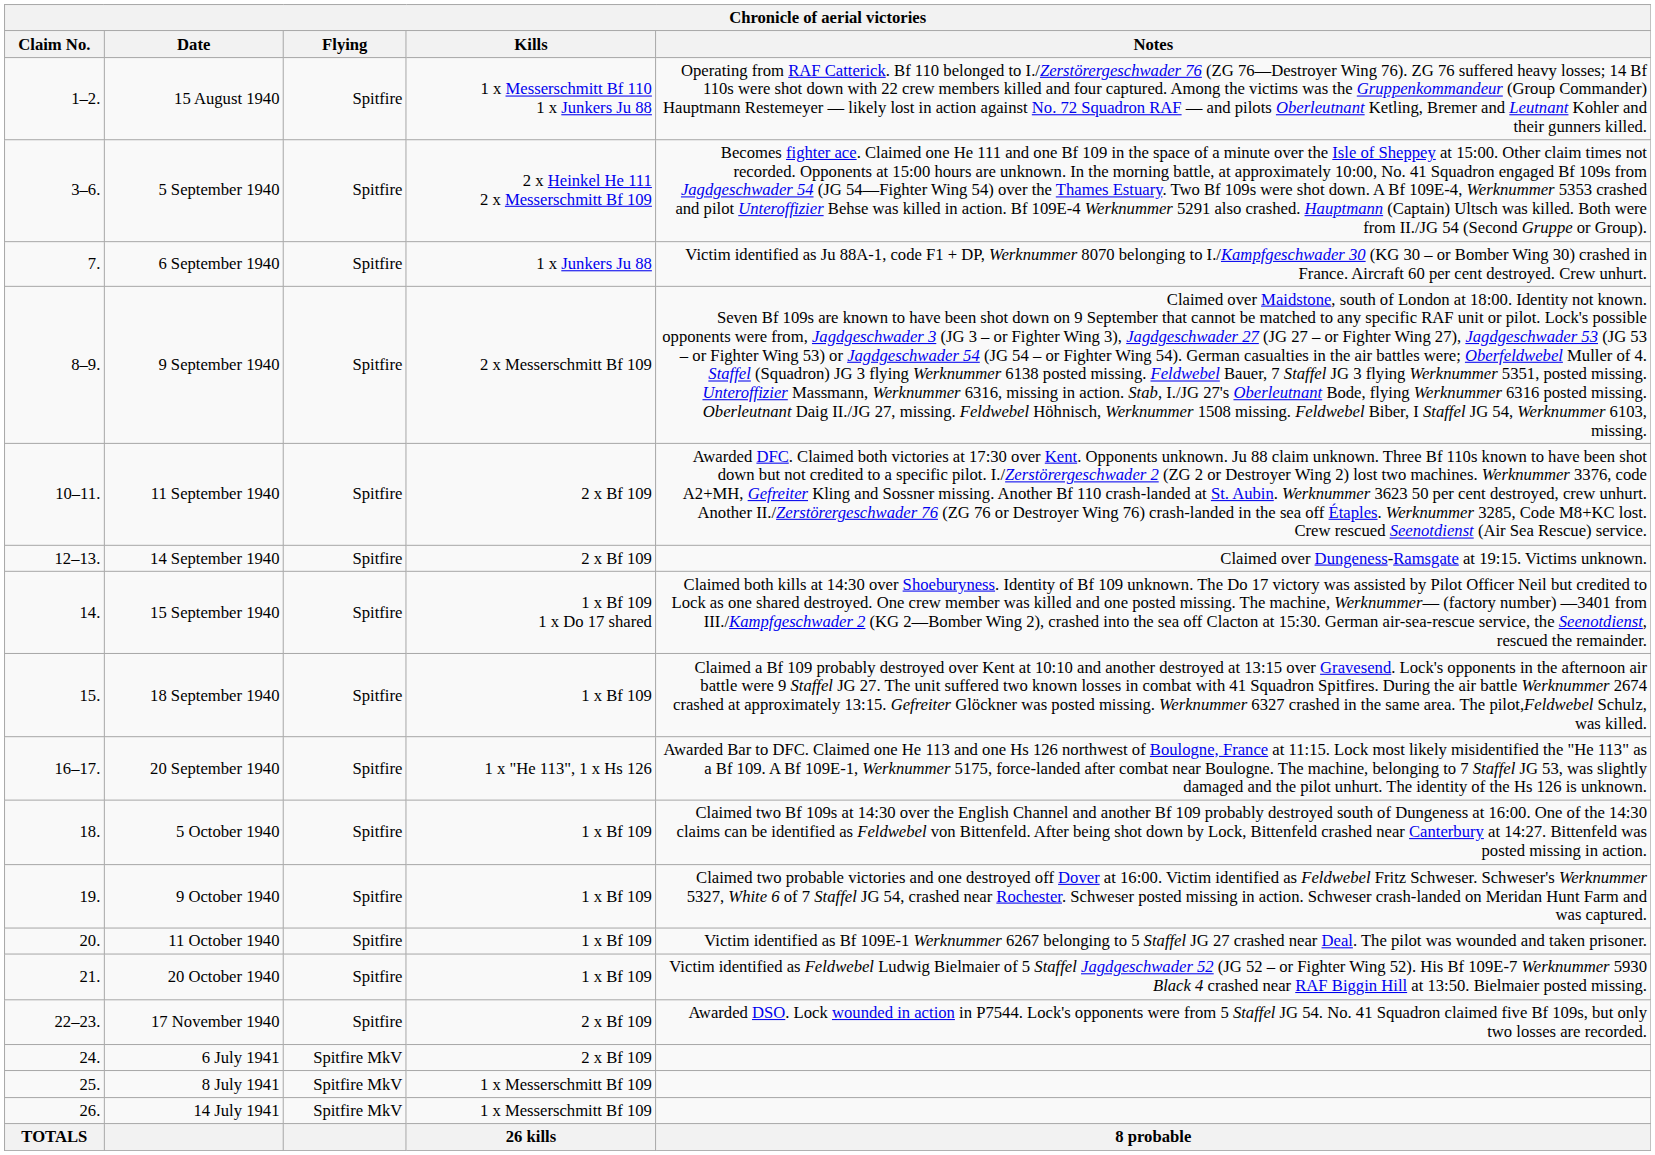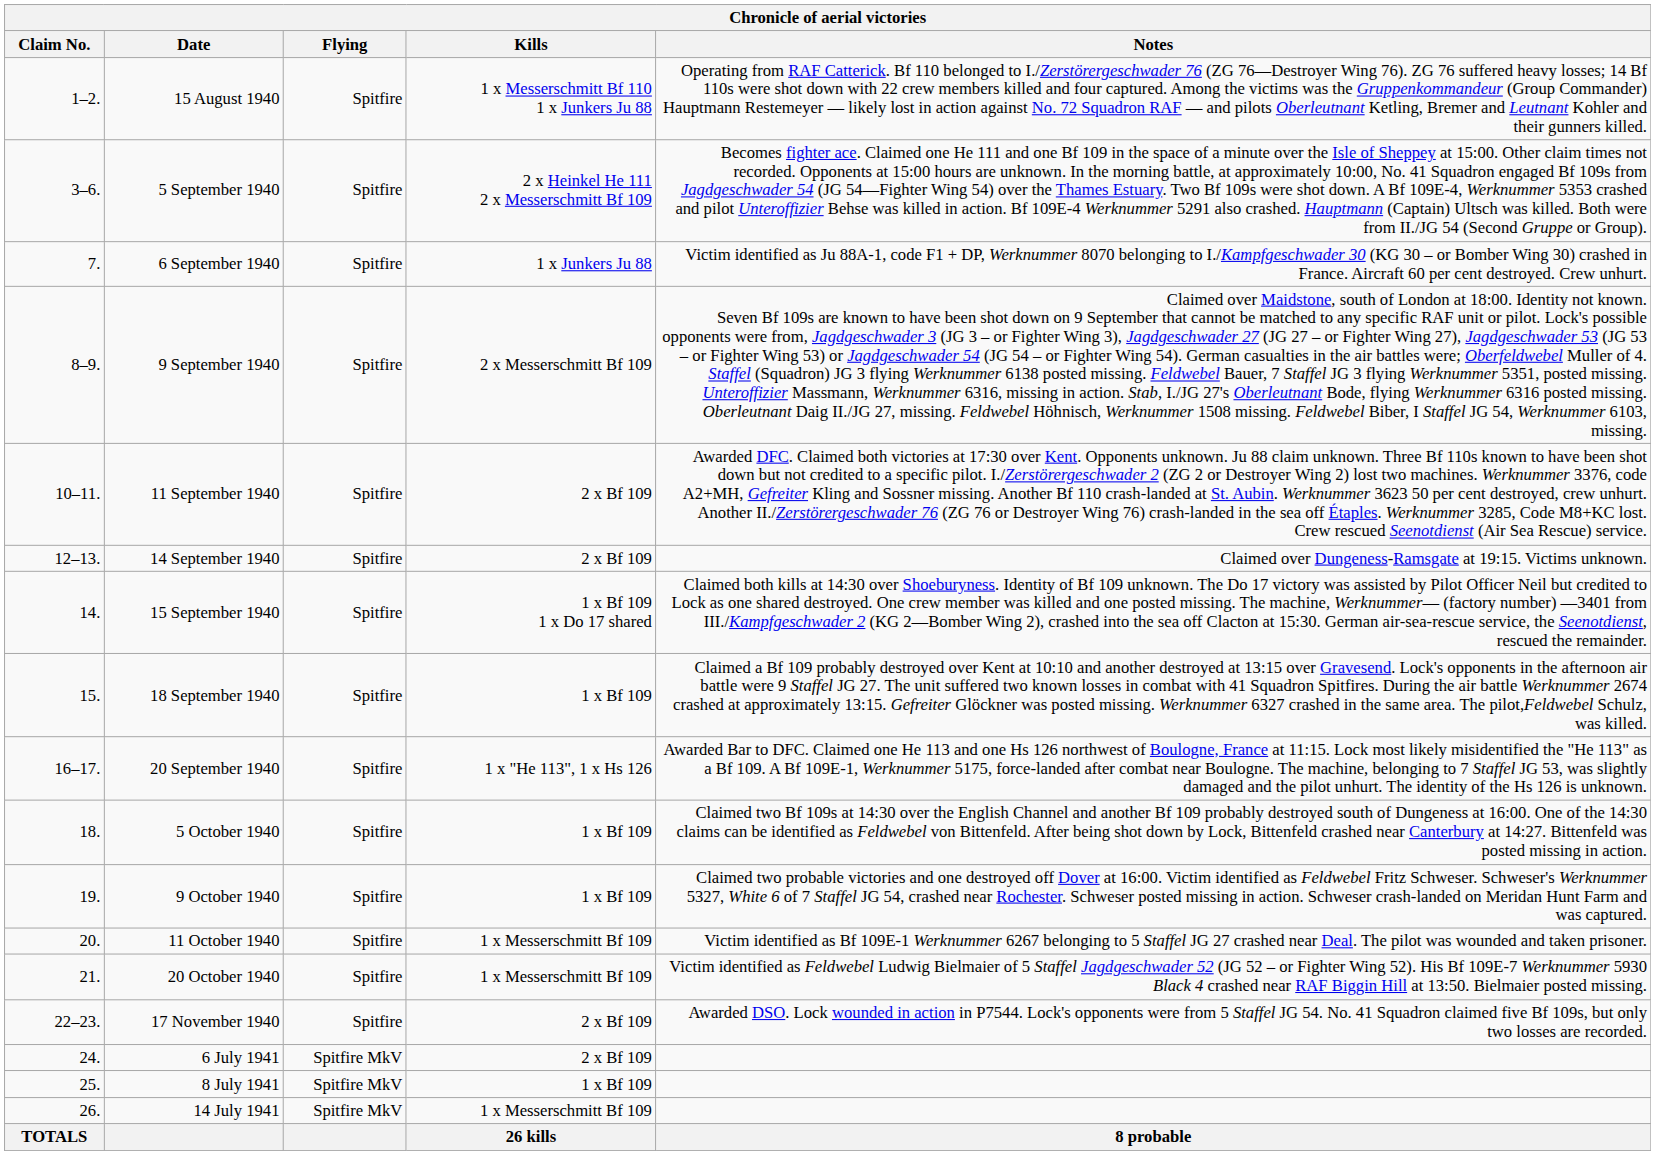(617, 941) 1 x Bf 109 -> (566, 941) 1 x Messerschmitt Bf 109
(617, 976) 1 x Bf 109 -> (566, 976) 1 x Messerschmitt Bf 109
(566, 1084) 1 x Messerschmitt Bf 109 -> (617, 1084) 1 x Bf 109
